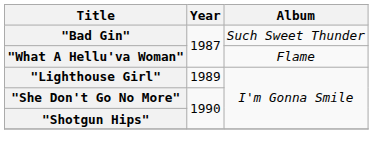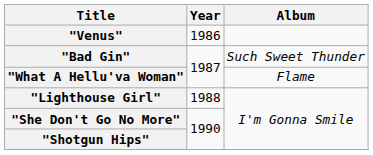+ row: (96, 36)
(205, 77) 1989 -> (205, 98) 1988
